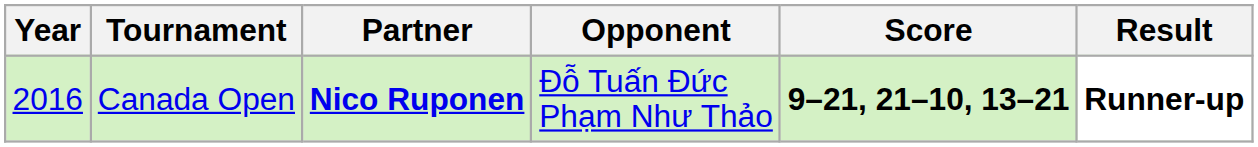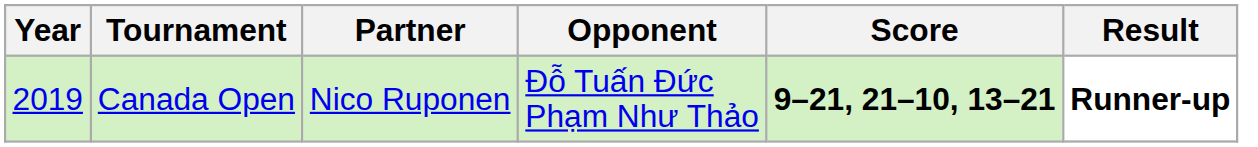(48, 98) 2016 -> (48, 98) 2019
(417, 98) bold -> (410, 98) normal
